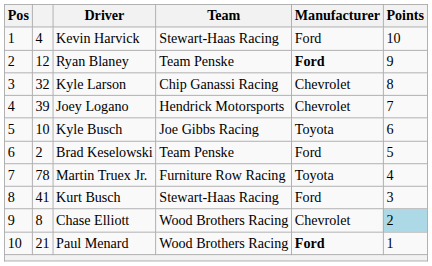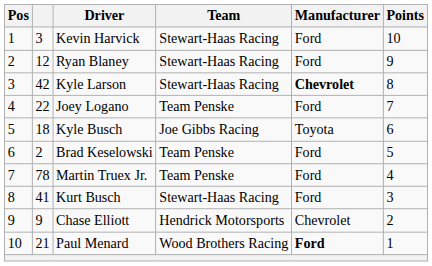(39, 38) 4 -> (39, 38) 3
(197, 60) Team Penske -> (219, 60) Stewart-Haas Racing
(310, 60) bold -> (308, 60) normal
(42, 83) 32 -> (42, 83) 42
(219, 83) Chip Ganassi Racing -> (219, 83) Stewart-Haas Racing
(323, 83) normal -> (324, 83) bold
(42, 106) 39 -> (42, 106) 22
(222, 106) Hendrick Motorsports -> (197, 106) Team Penske
(323, 106) Chevrolet -> (308, 106) Ford
(42, 129) 10 -> (42, 129) 18
(222, 174) Furniture Row Racing -> (197, 174) Team Penske
(314, 174) Toyota -> (308, 174) Ford
(39, 220) 8 -> (39, 220) 9
(224, 220) Wood Brothers Racing -> (222, 220) Hendrick Motorsports
(390, 220) lightblue background -> (390, 220) no background
